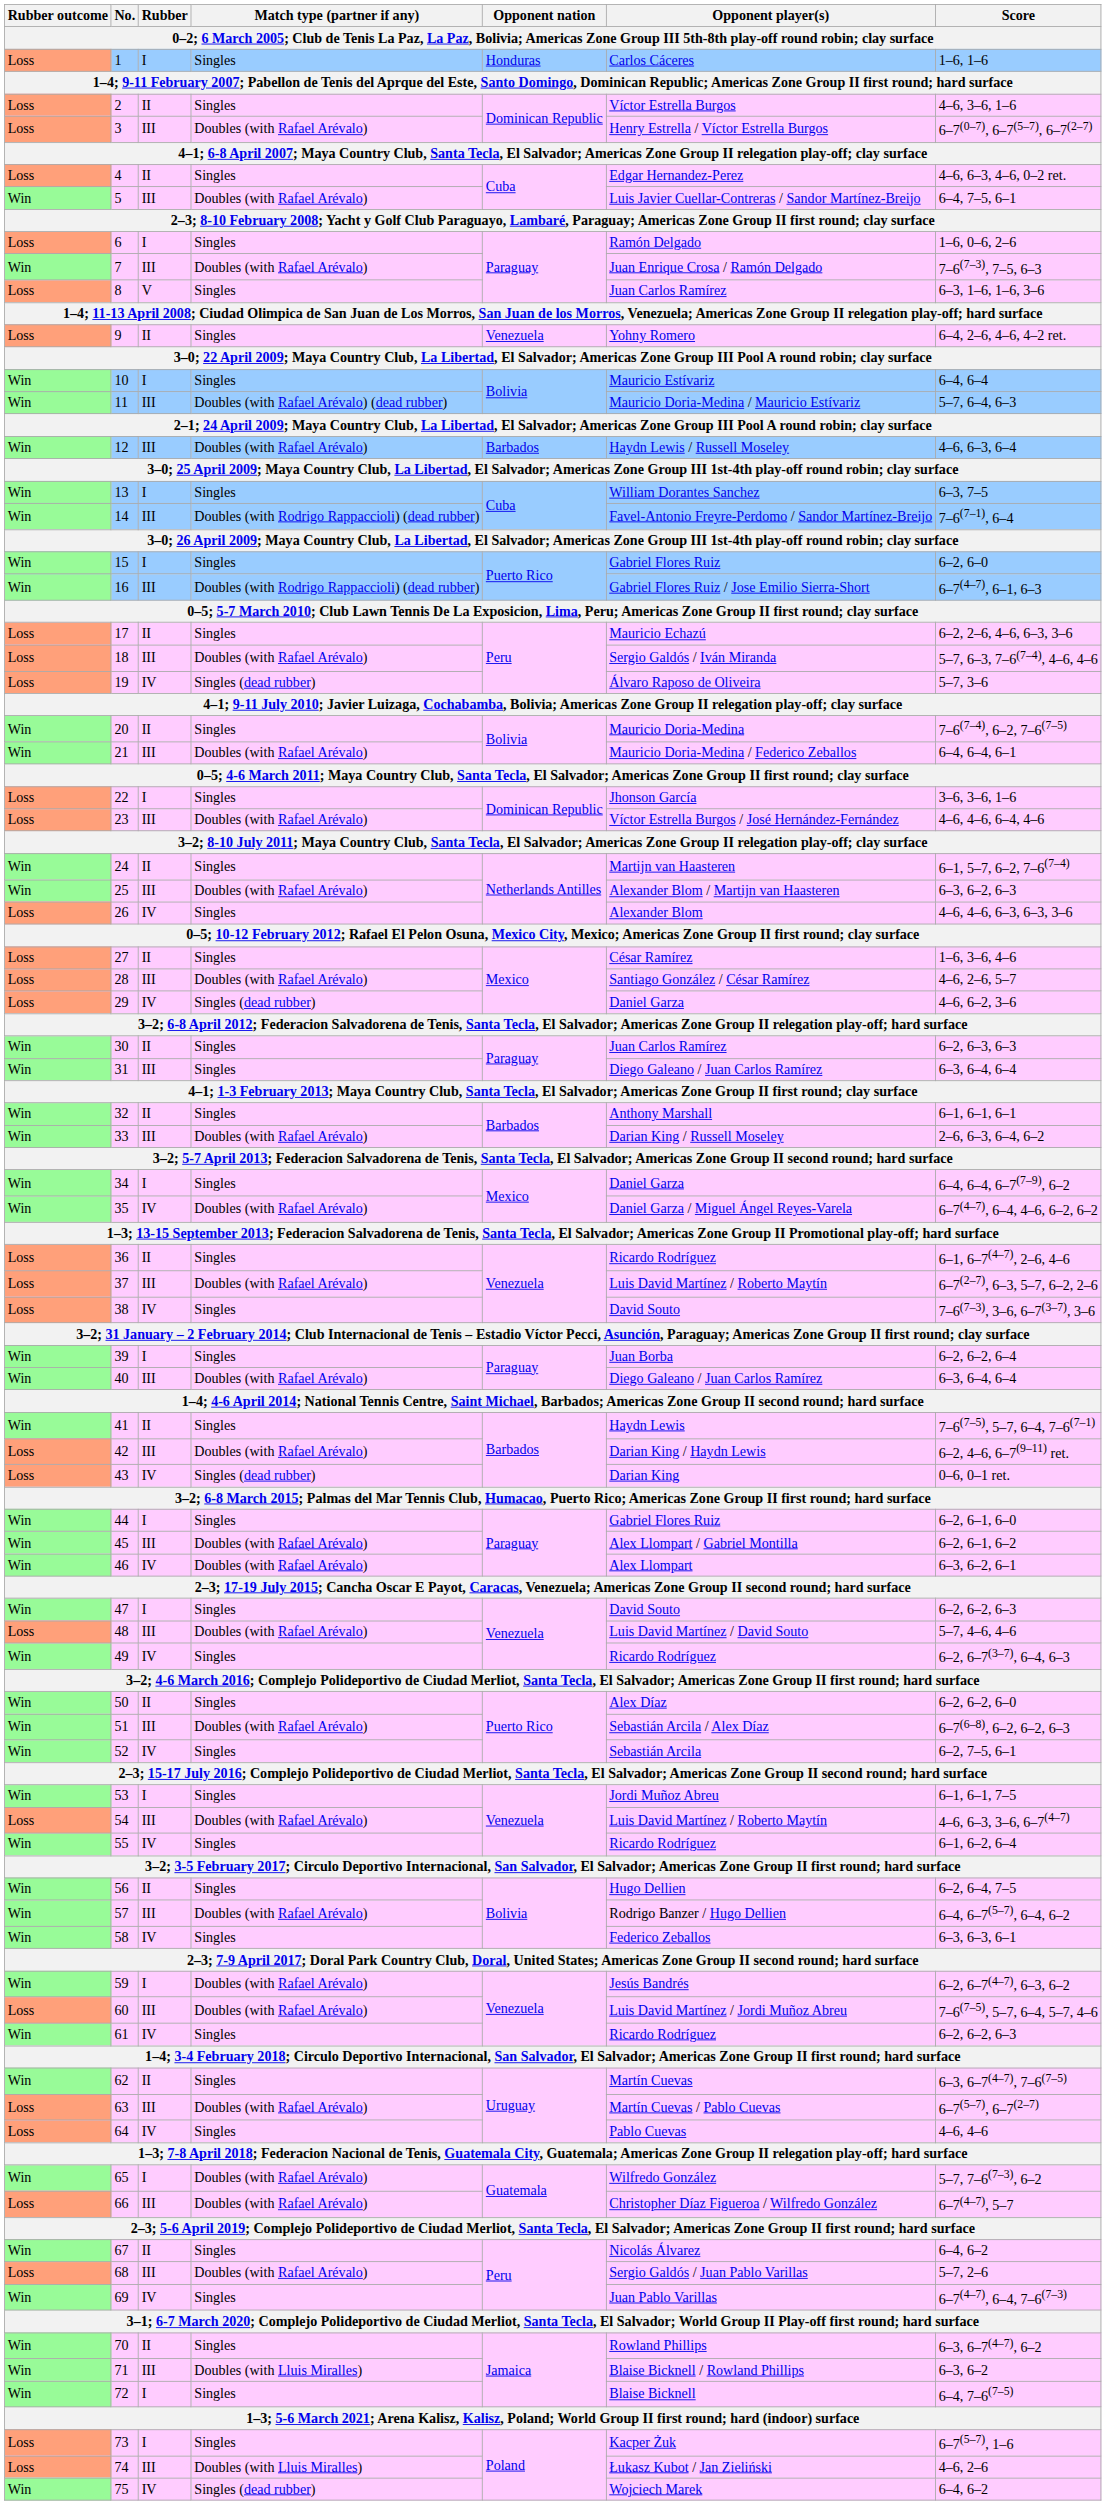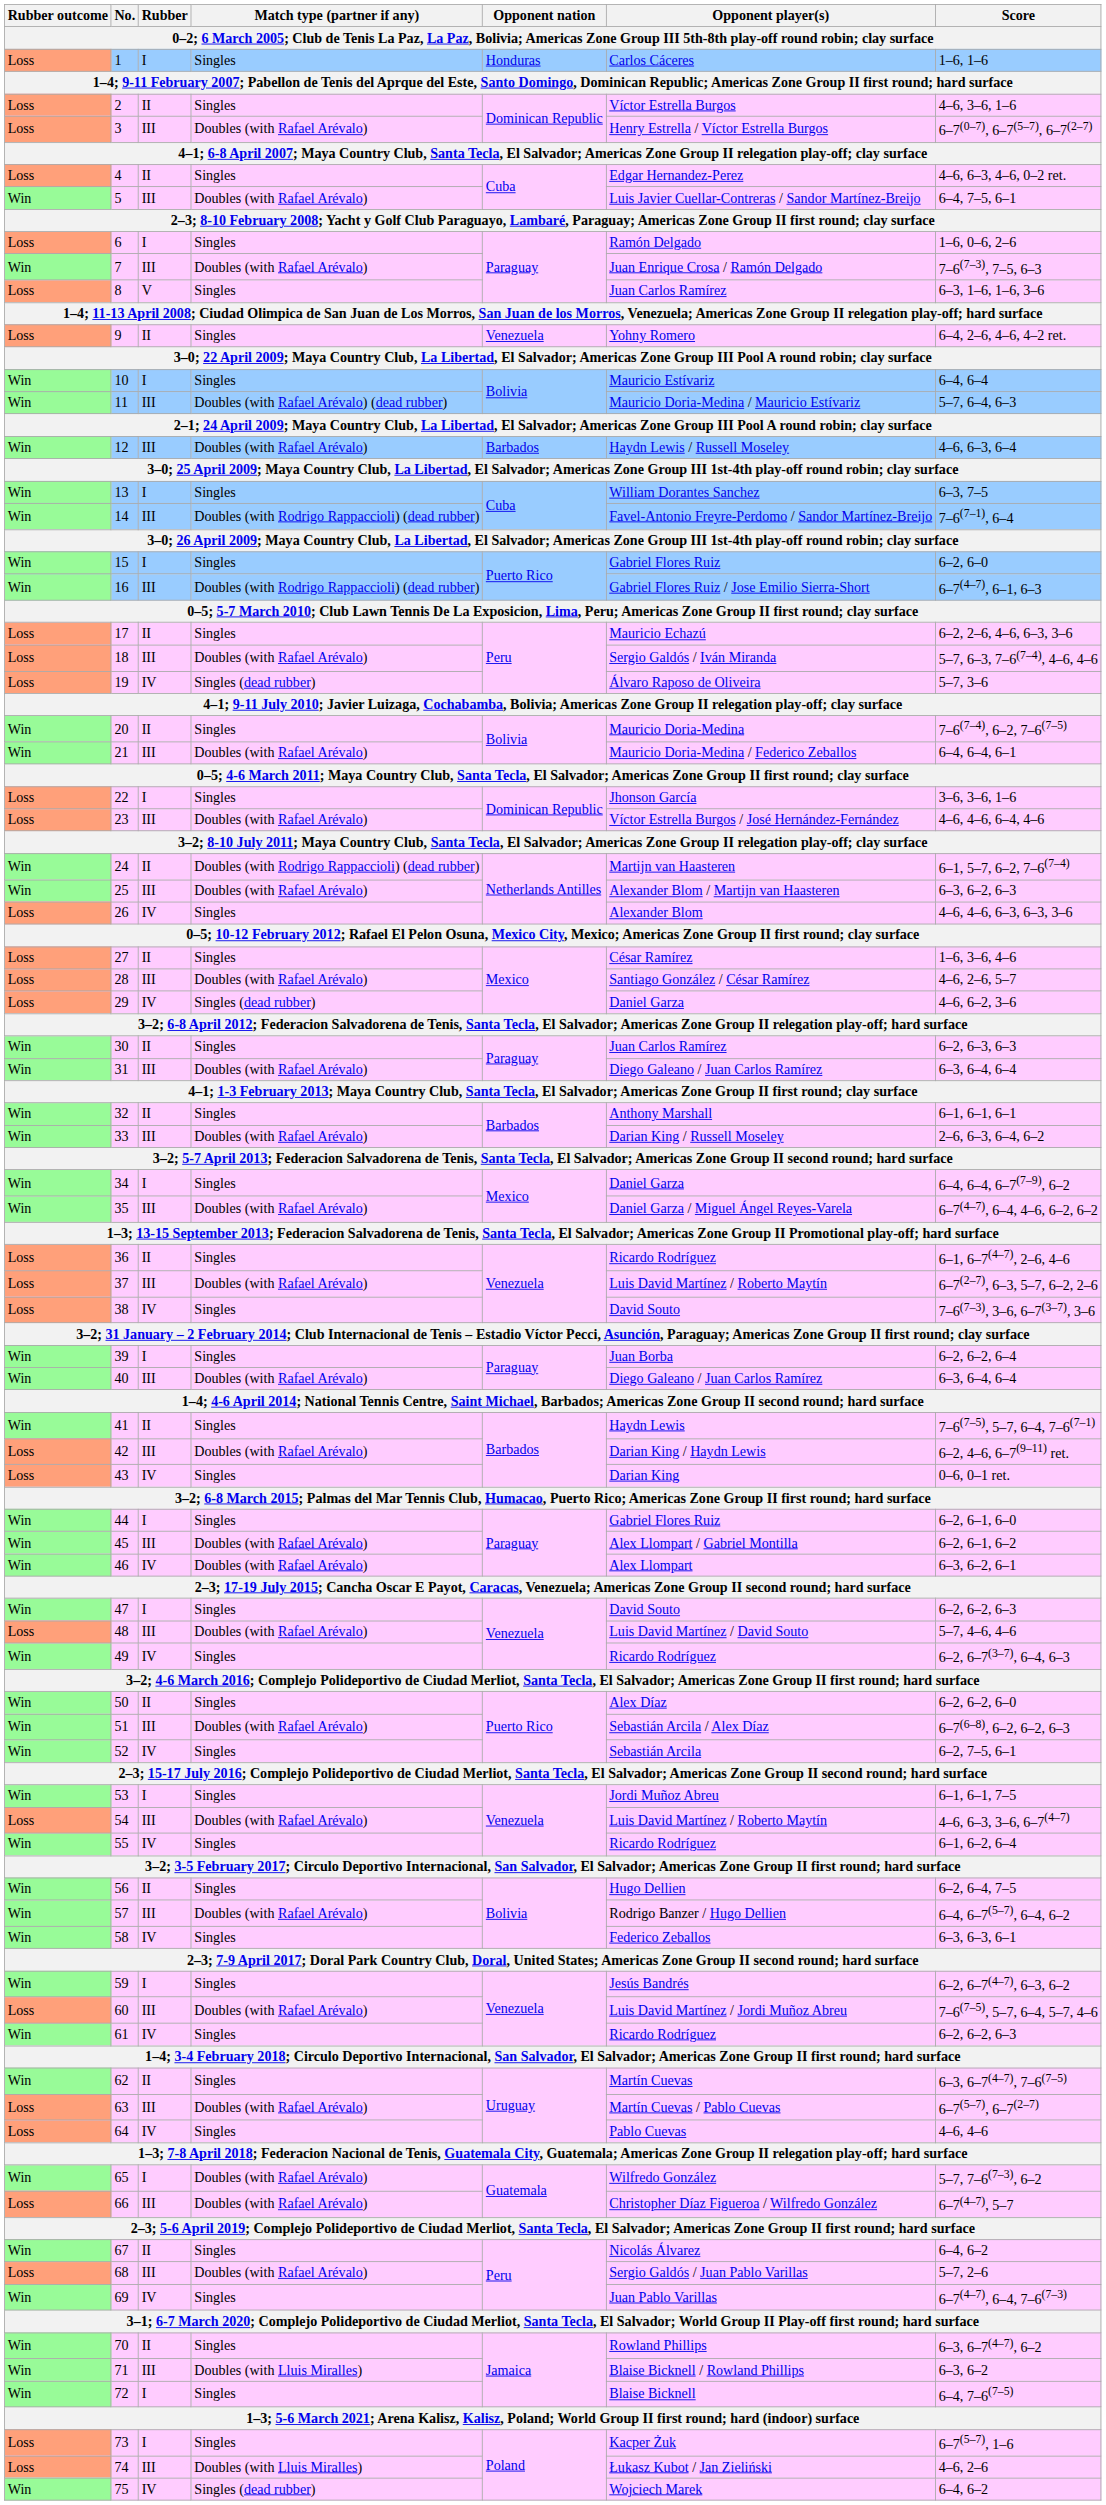(215, 866) Singles -> (337, 866) Doubles (with Rodrigo Rappaccioli) (dead rubber)
(215, 1069) Singles -> (281, 1069) Doubles (with Rafael Arévalo)
(149, 1209) IV -> (149, 1209) III
(255, 1475) Singles (dead rubber) -> (215, 1475) Singles
(281, 1984) Doubles (with Rafael Arévalo) -> (215, 1984) Singles
